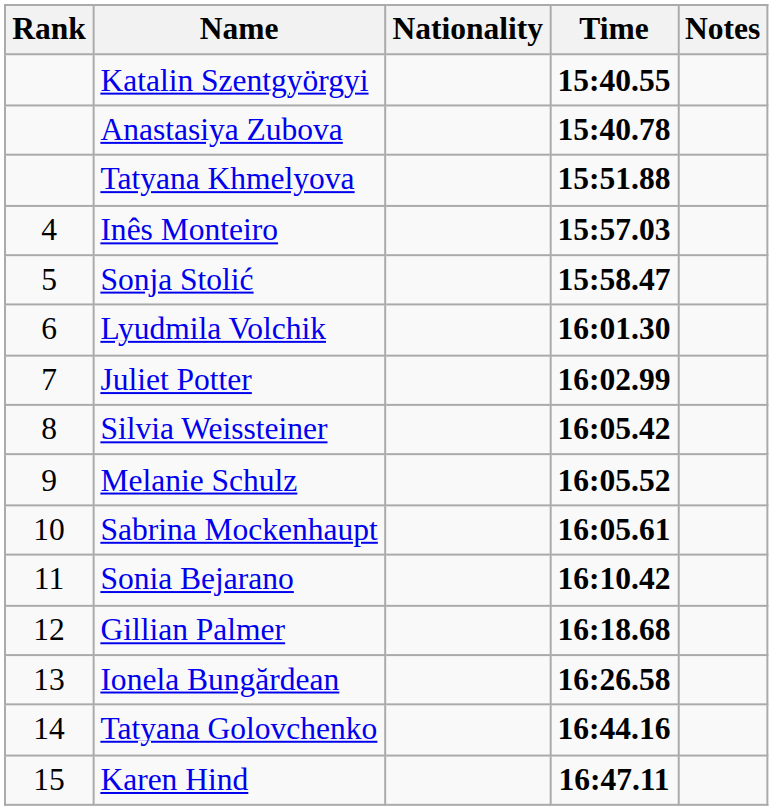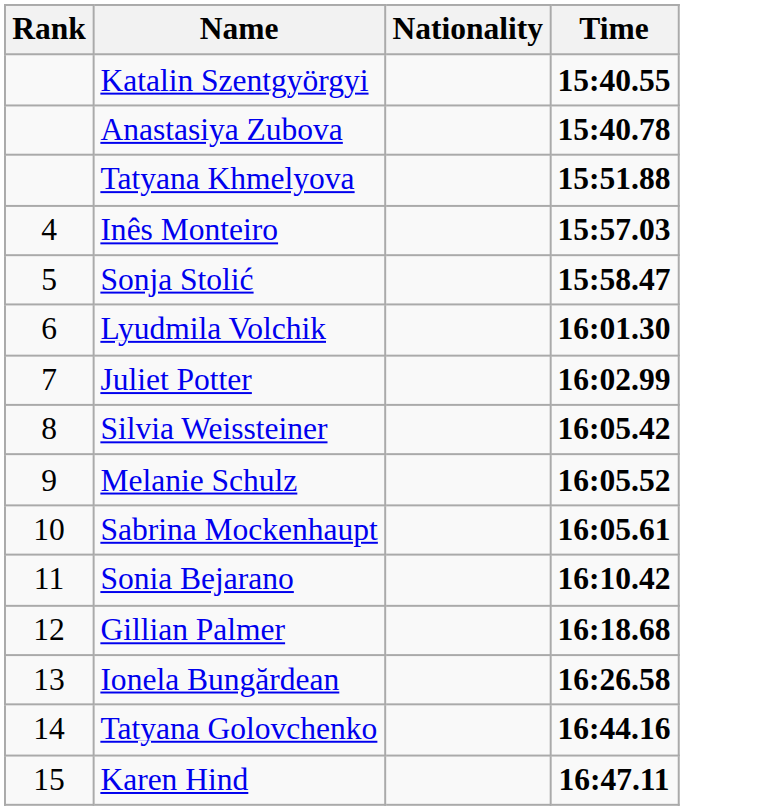- column: (723, 29)
